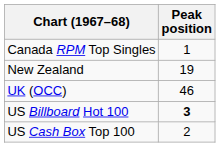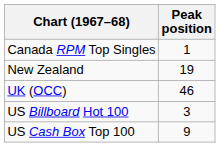(187, 111) bold -> (187, 111) normal
(187, 132) 2 -> (187, 132) 9
